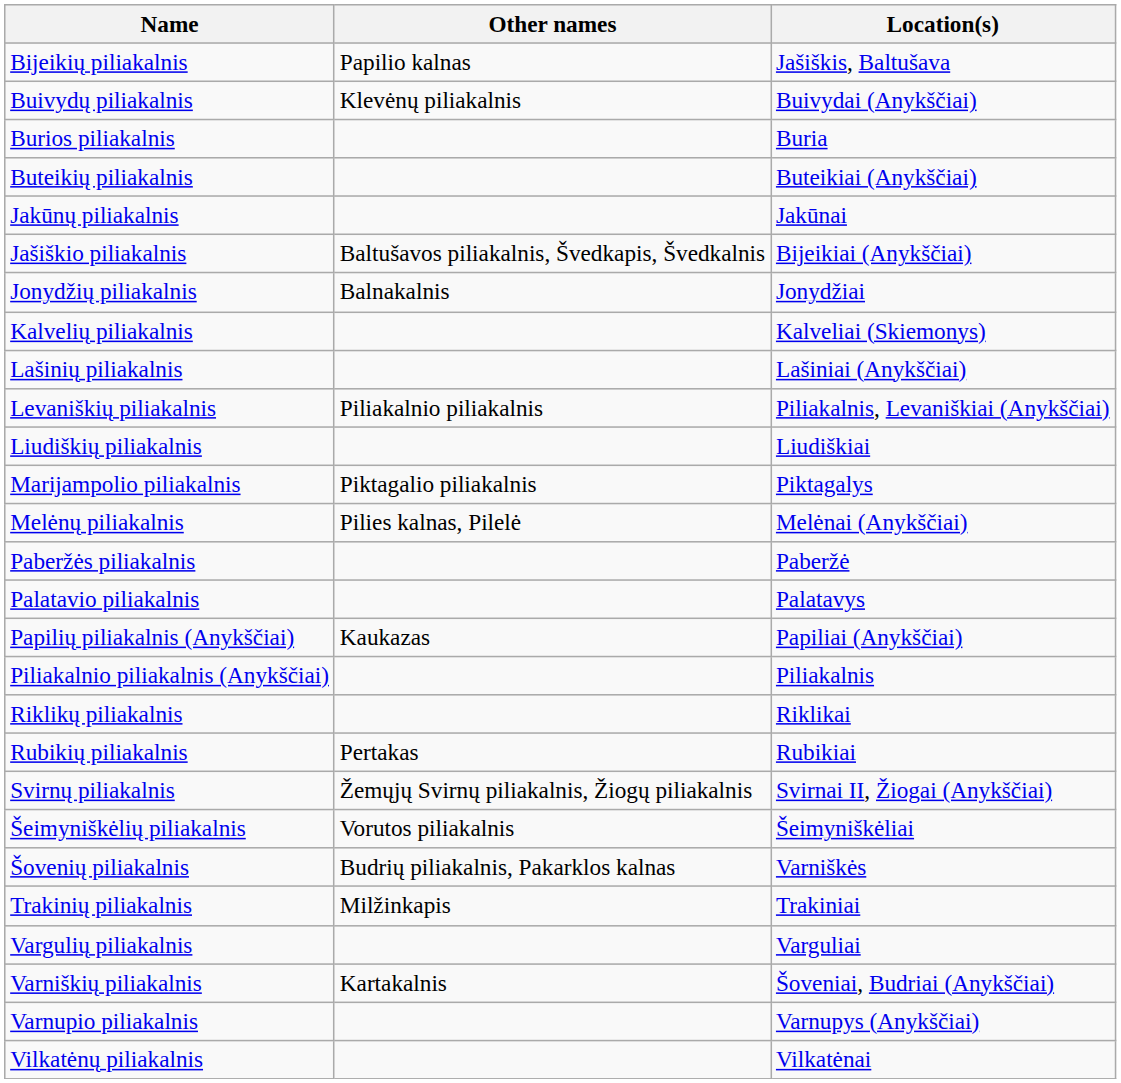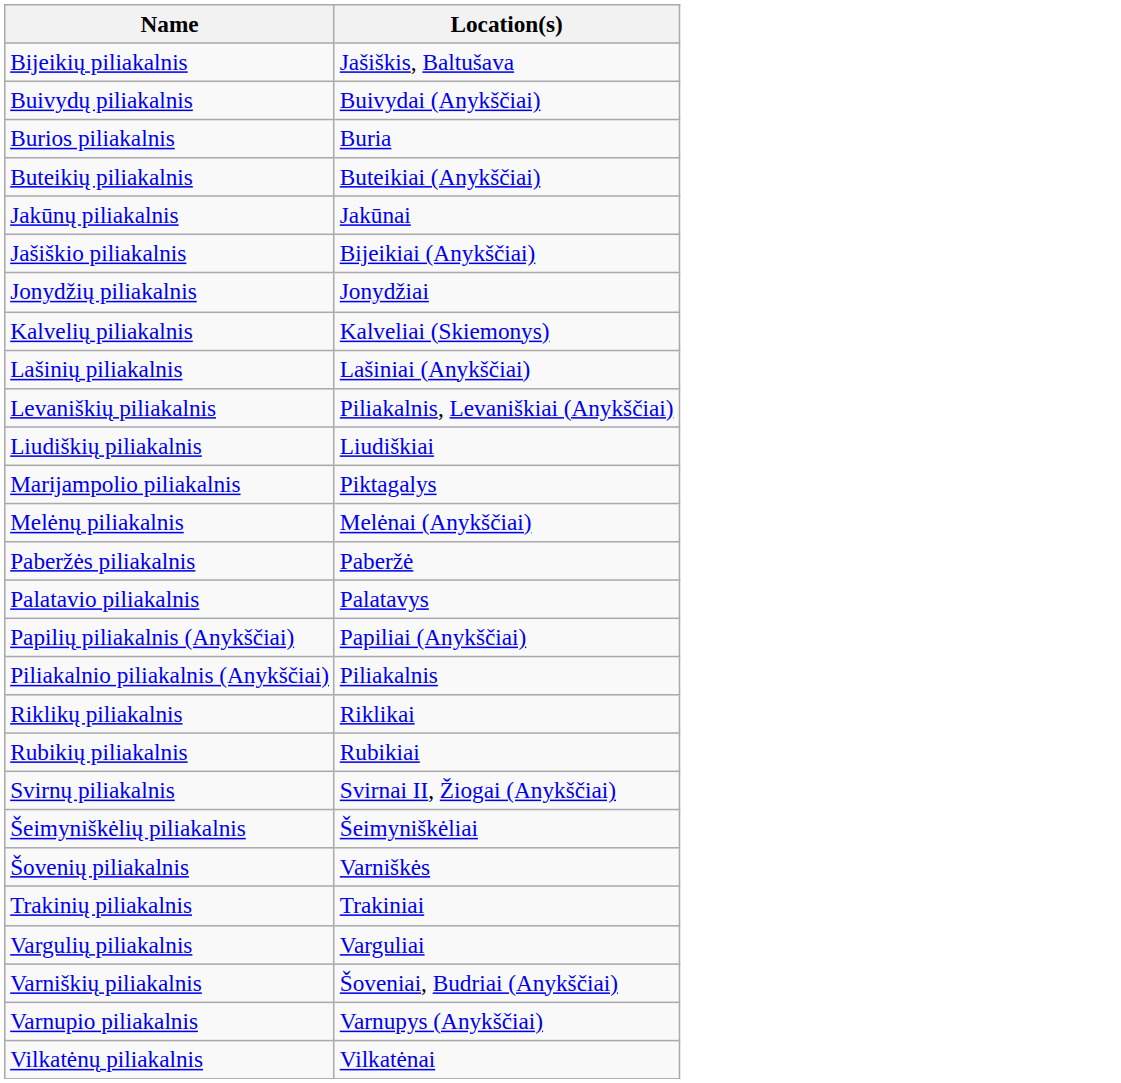- column: (552, 23)
